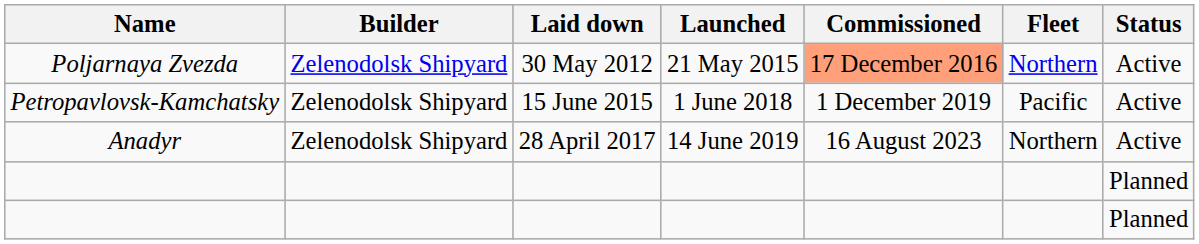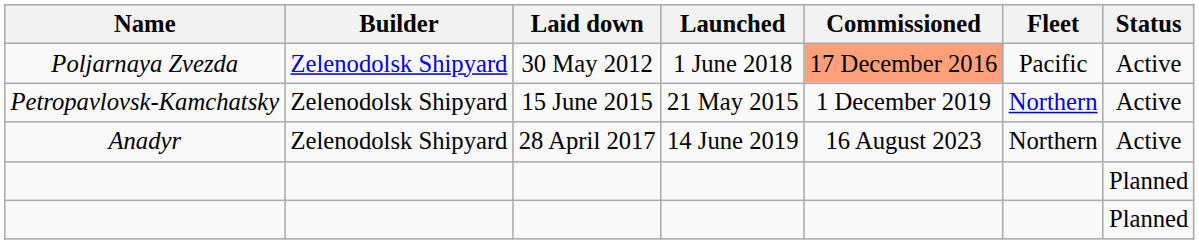(733, 63) 21 May 2015 -> (733, 63) 1 June 2018
(1053, 63) Northern -> (1053, 63) Pacific
(733, 102) 1 June 2018 -> (733, 102) 21 May 2015
(1053, 102) Pacific -> (1053, 102) Northern
